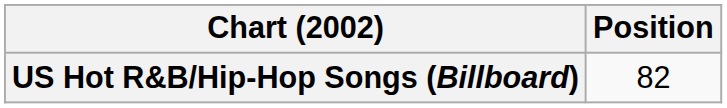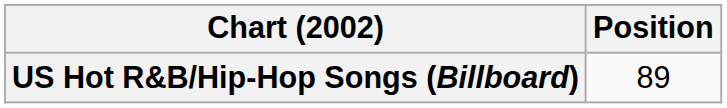(653, 77) 82 -> (653, 77) 89
